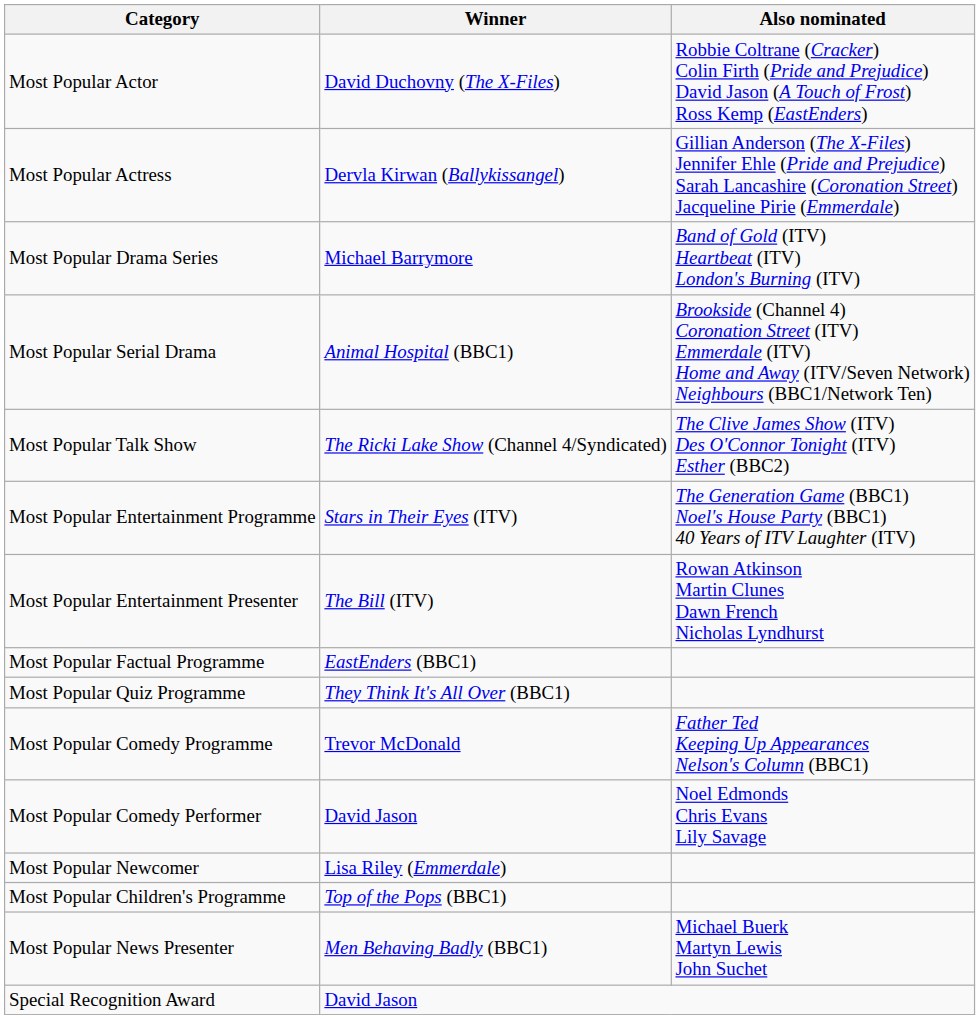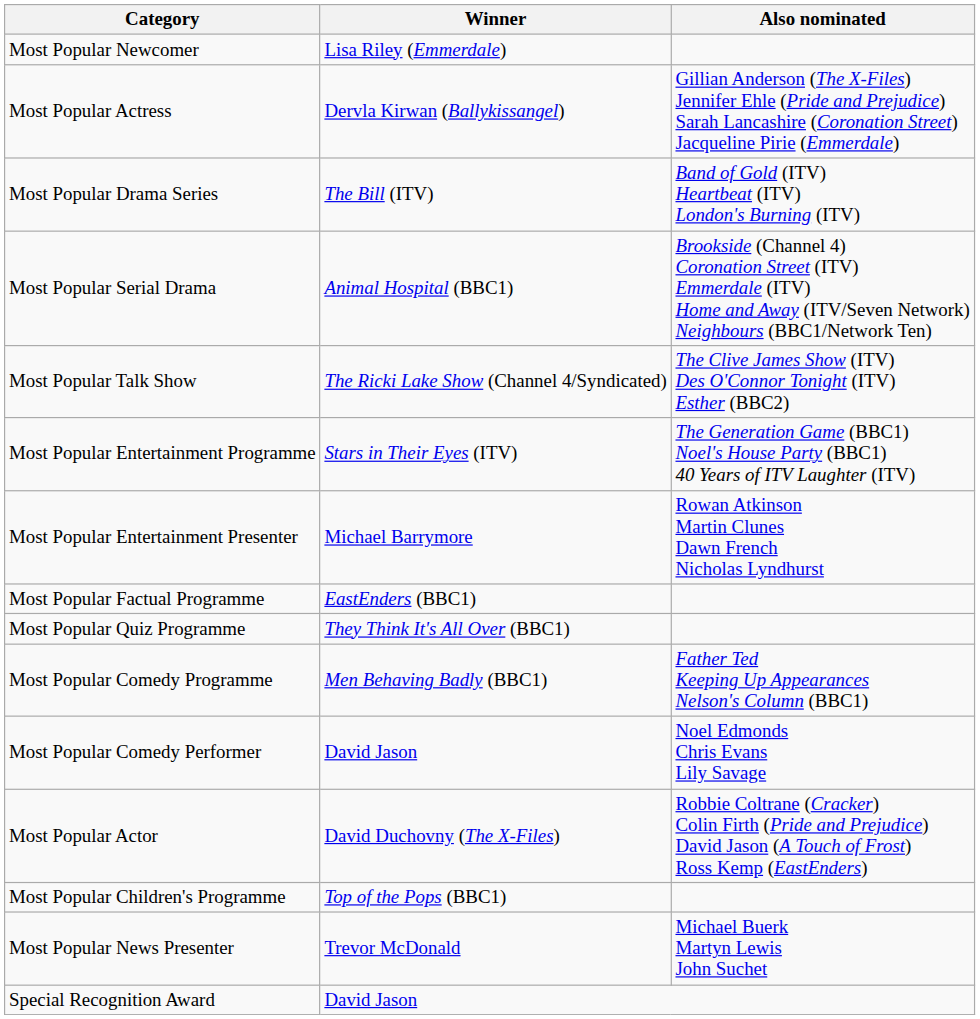rows swapped: (83, 81) <-> (104, 867)
(399, 257) Michael Barrymore -> (379, 194) The Bill (ITV)
(379, 600) The Bill (ITV) -> (399, 537) Michael Barrymore
(392, 743) Trevor McDonald -> (436, 679) Men Behaving Badly (BBC1)
(436, 948) Men Behaving Badly (BBC1) -> (392, 948) Trevor McDonald
